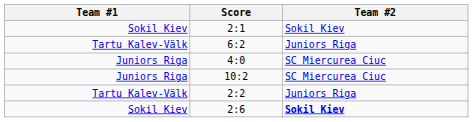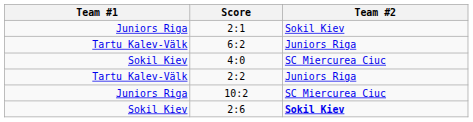(158, 29) Sokil Kiev -> (152, 29) Juniors Riga
(152, 61) Juniors Riga -> (158, 61) Sokil Kiev
rows swapped: (236, 93) <-> (236, 77)
